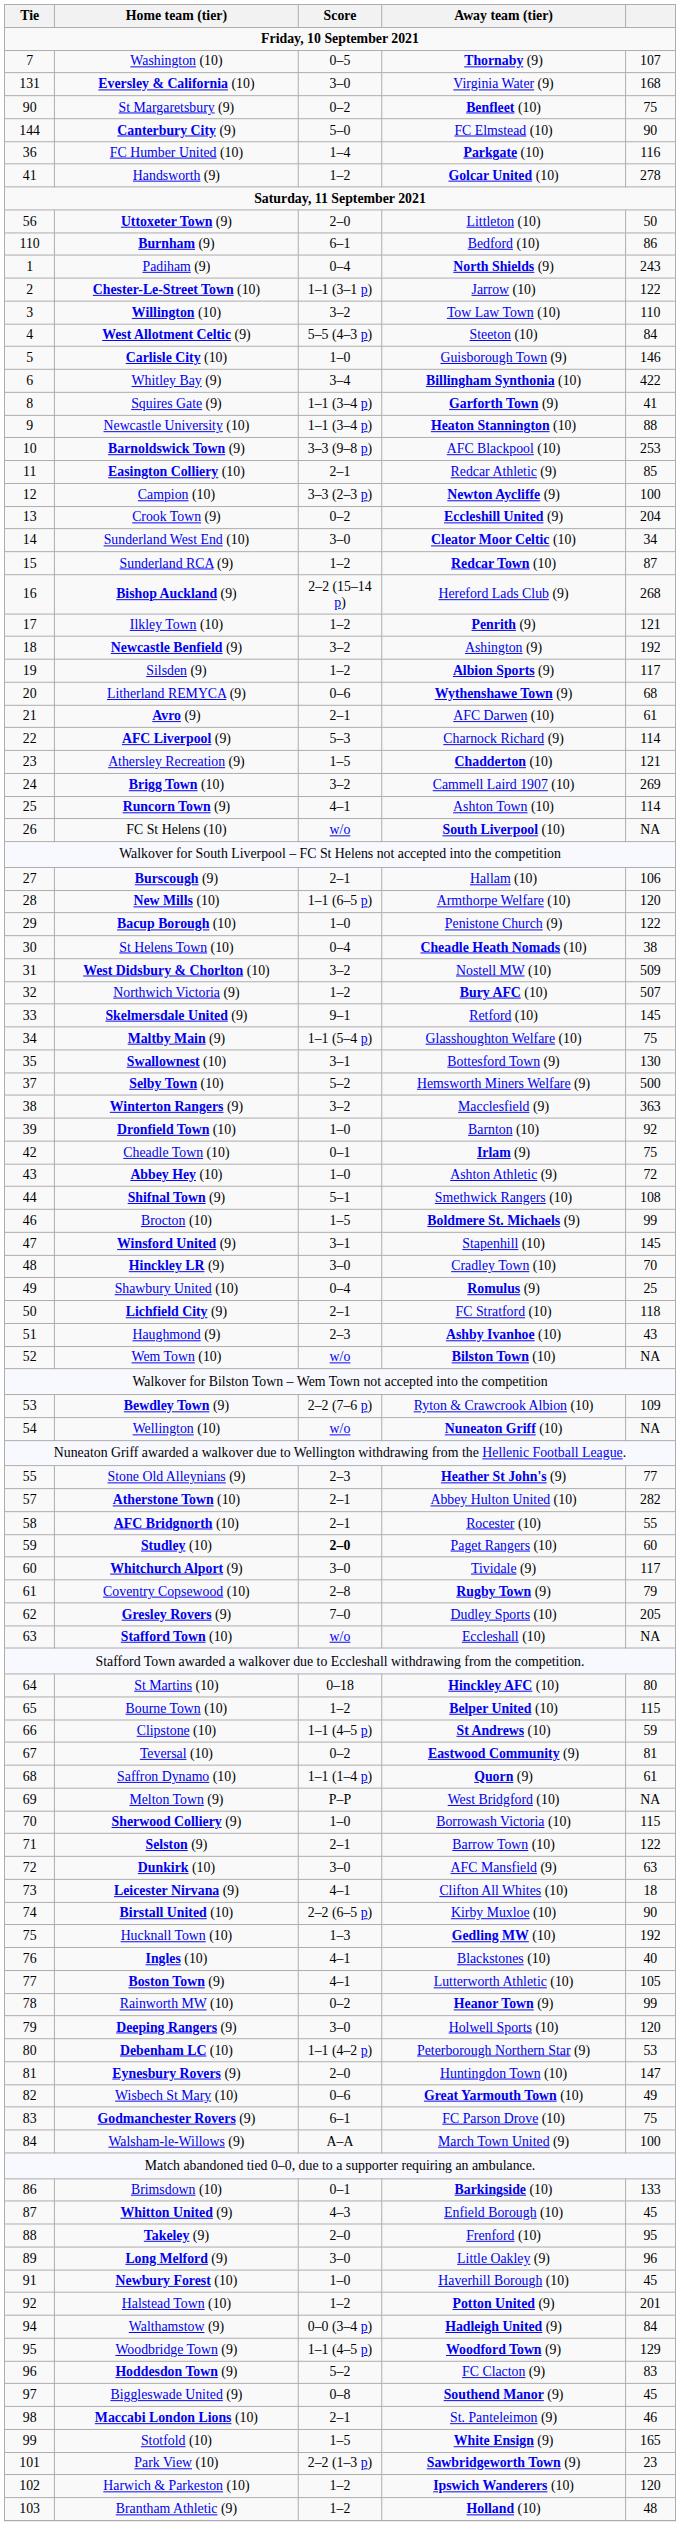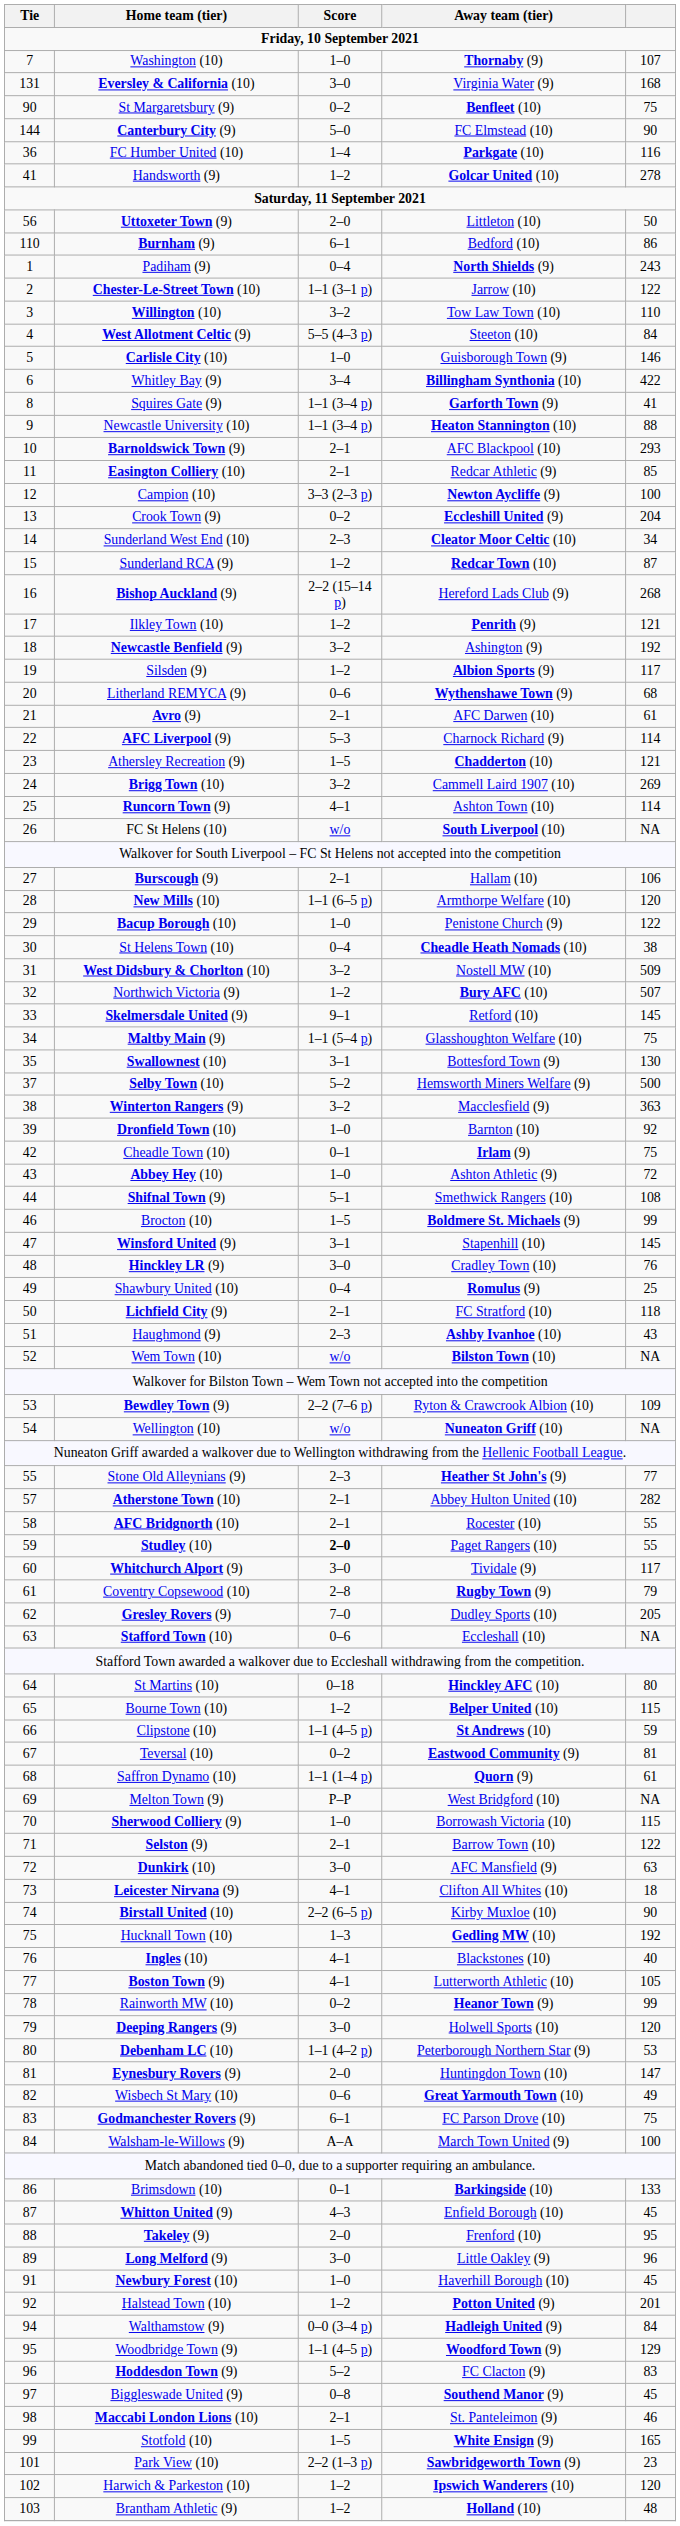(340, 61) 0–5 -> (340, 61) 1–0
(340, 449) 3–3 (9–8 p) -> (340, 449) 2–1
(650, 449) 253 -> (650, 449) 293
(340, 540) 3–0 -> (340, 540) 2–3
(650, 1266) 70 -> (650, 1266) 76
(650, 1546) 60 -> (650, 1546) 55
(340, 1637) w/o -> (340, 1637) 0–6
